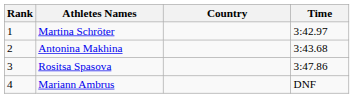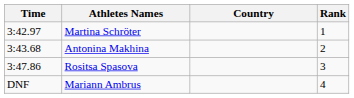columns swapped: (20, 13) <-> (320, 13)
